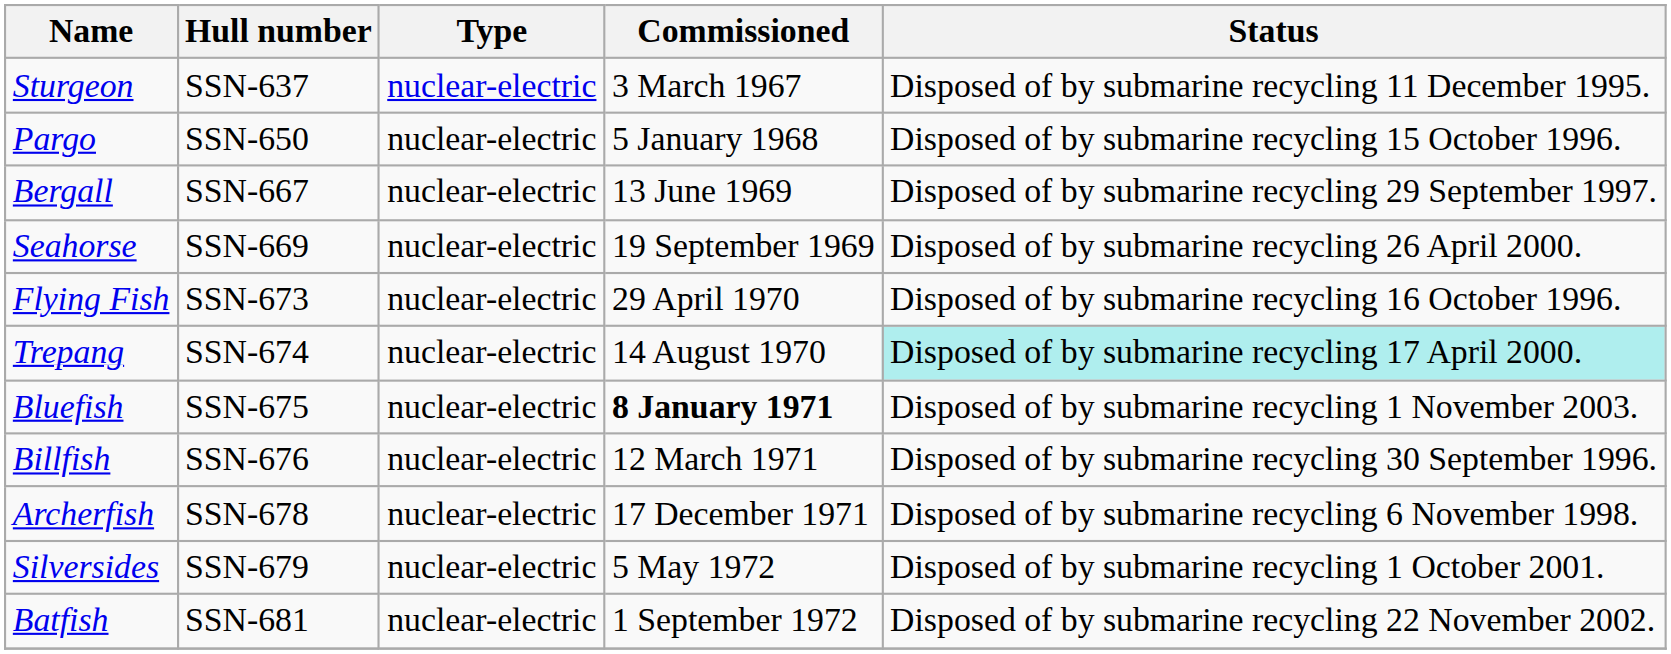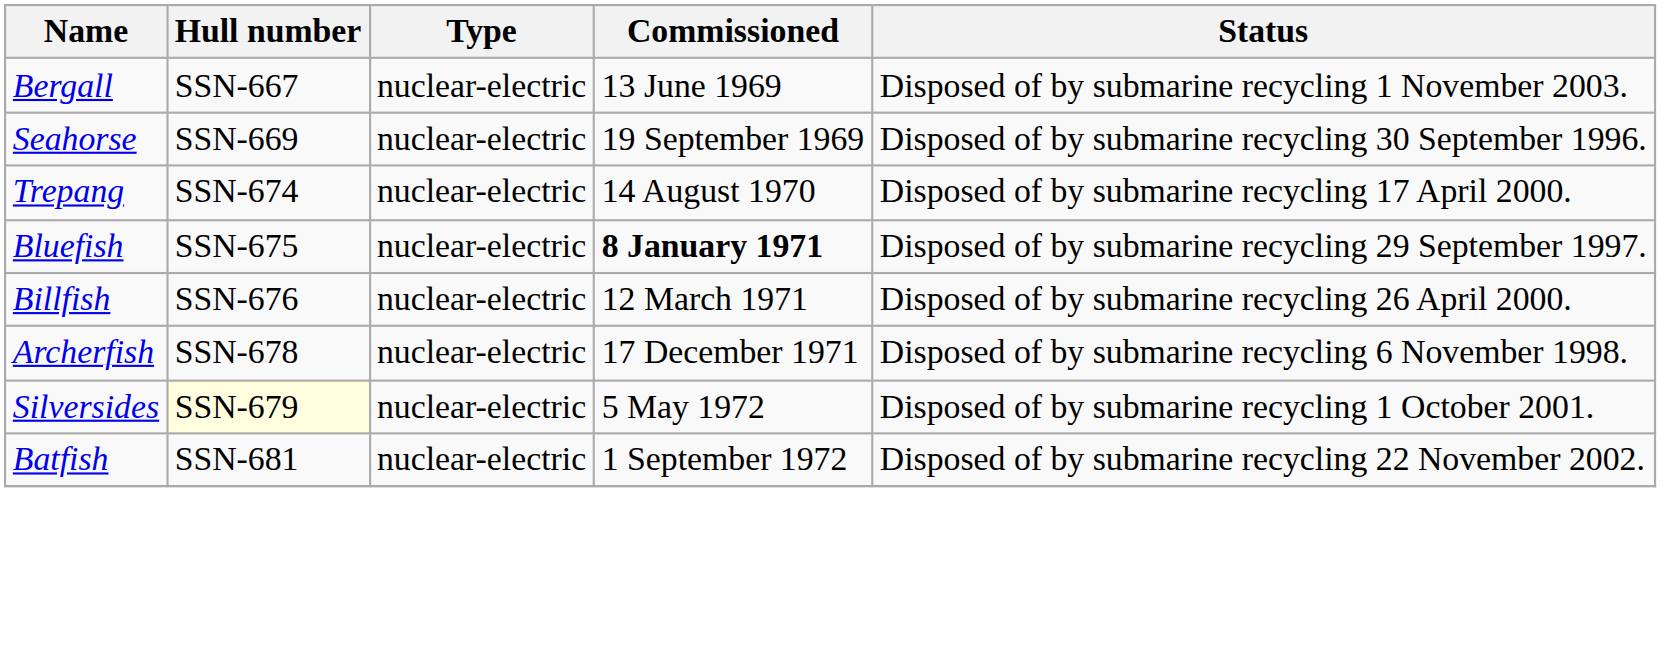- row: (73, 84)
- row: (54, 138)
(1274, 191) Disposed of by submarine recycling 29 September 1997. -> (1254, 84) Disposed of by submarine recycling 1 November 2003.
(1236, 245) Disposed of by submarine recycling 26 April 2000. -> (1263, 138) Disposed of by submarine recycling 30 September 1996.
- row: (91, 298)
(1236, 352) paleturquoise background -> (1226, 191) no background
(1264, 406) Disposed of by submarine recycling 1 November 2003. -> (1263, 245) Disposed of by submarine recycling 29 September 1997.
(1274, 459) Disposed of by submarine recycling 30 September 1996. -> (1226, 298) Disposed of by submarine recycling 26 April 2000.
(247, 566) no background -> (237, 406) lightyellow background
